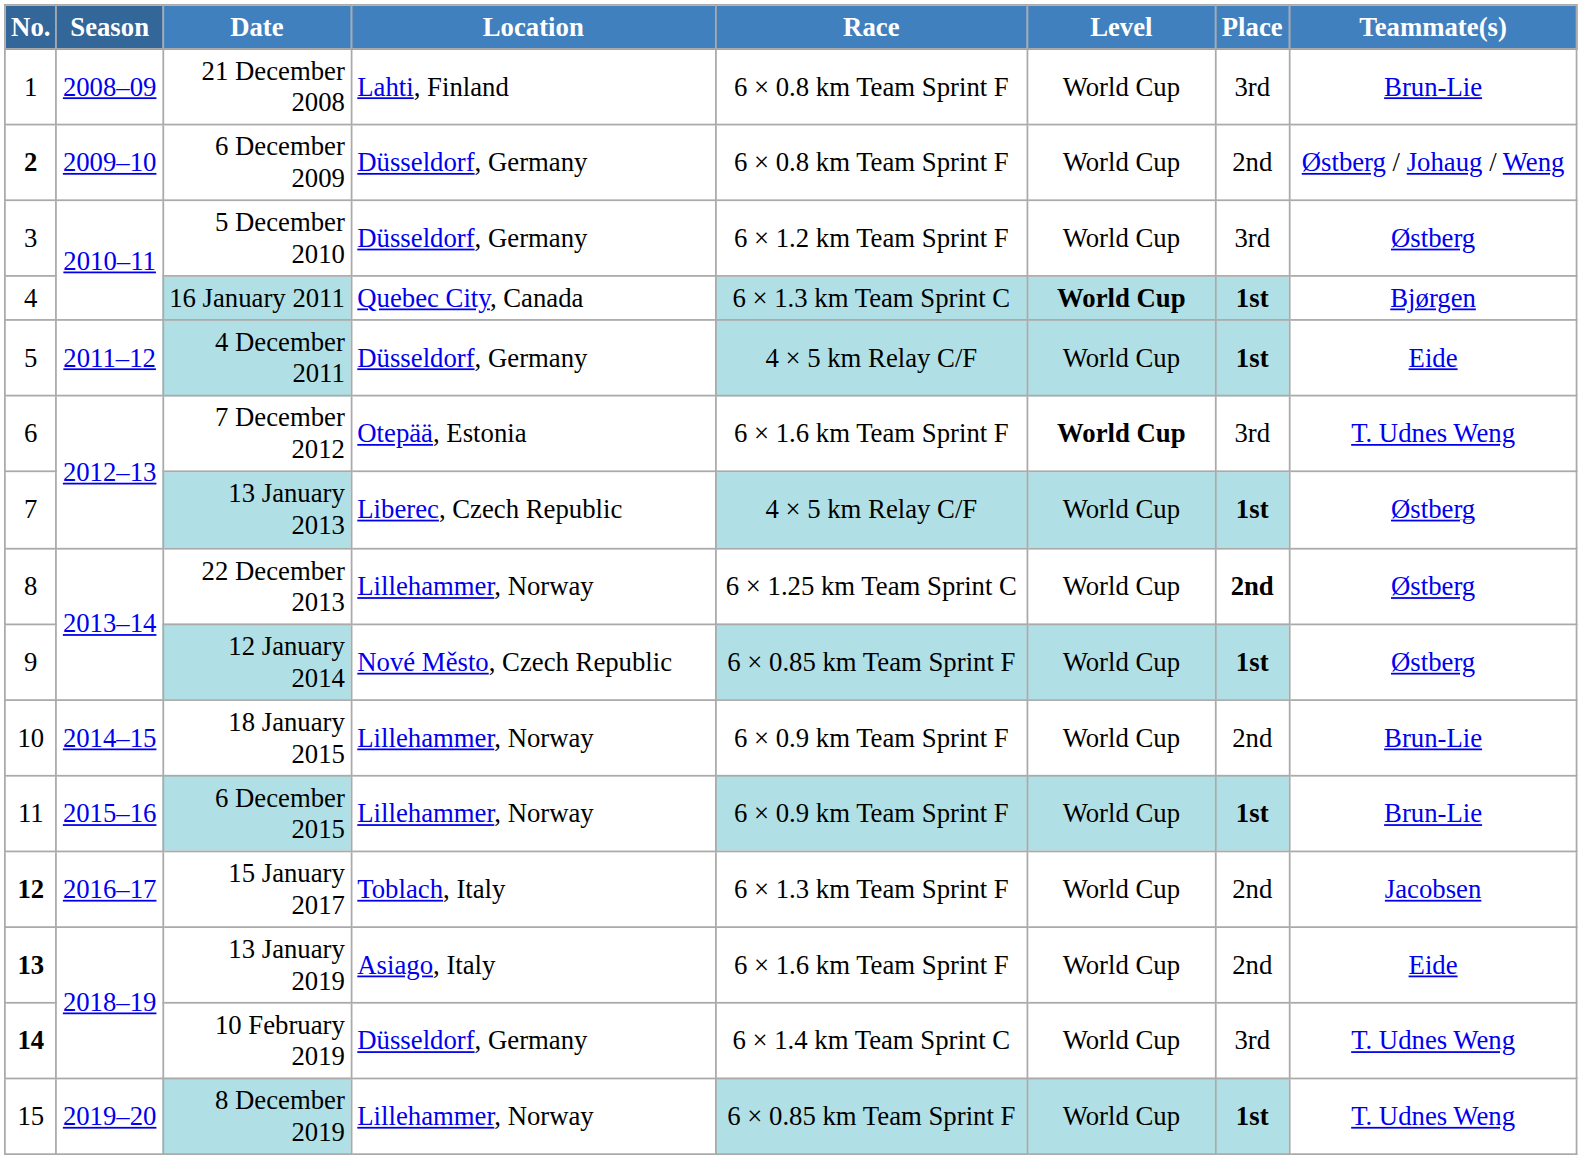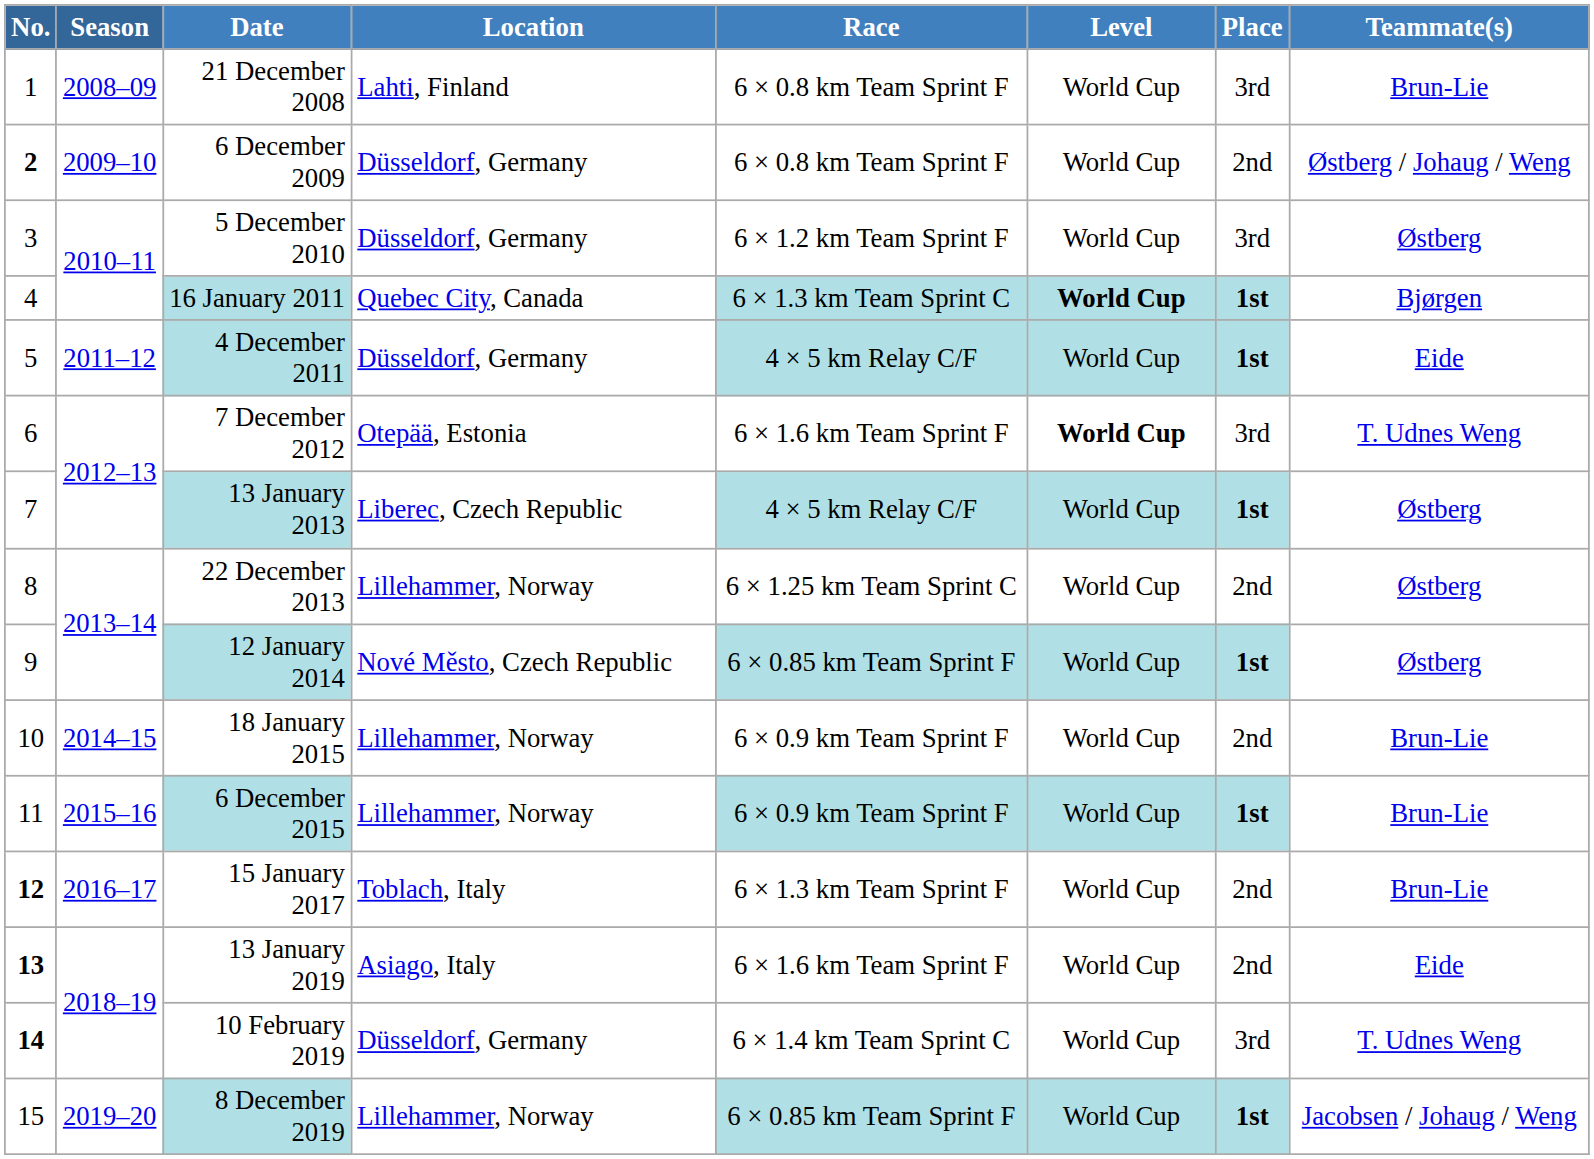(1252, 585) bold -> (1252, 585) normal
(1433, 888) Jacobsen -> (1439, 888) Brun-Lie
(1433, 1116) T. Udnes Weng -> (1439, 1116) Jacobsen / Johaug / Weng
